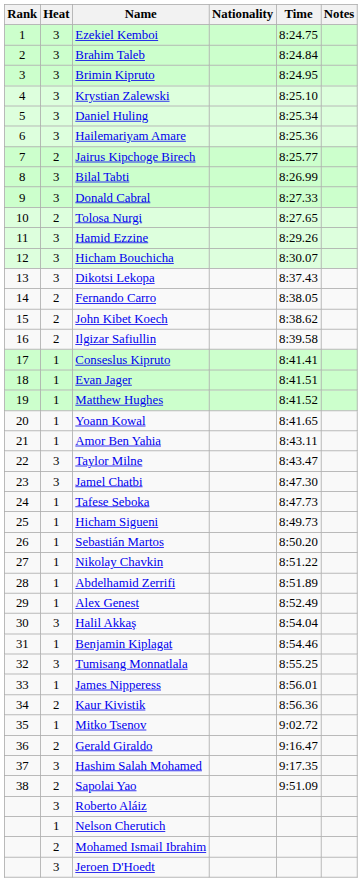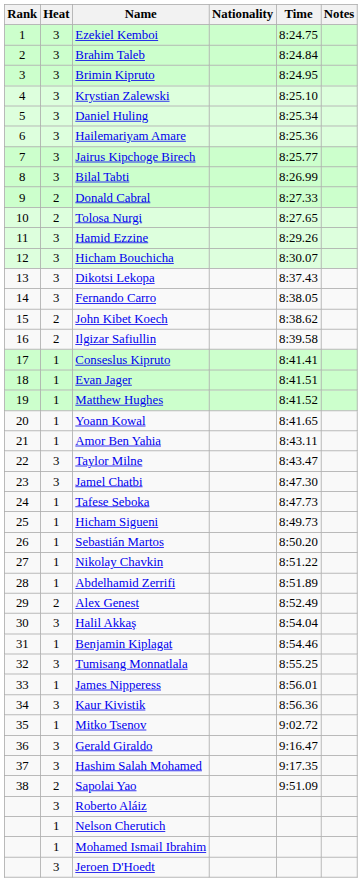(56, 156) 2 -> (56, 156) 3
(56, 197) 3 -> (56, 197) 2
(56, 298) 2 -> (56, 298) 3
(56, 603) 1 -> (56, 603) 2
(56, 704) 2 -> (56, 704) 3
(56, 745) 2 -> (56, 745) 3
(56, 846) 2 -> (56, 846) 1
